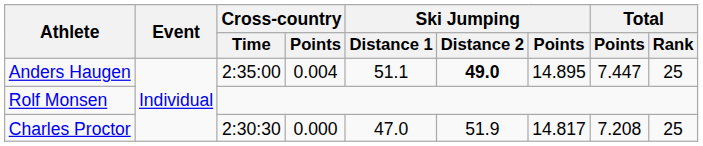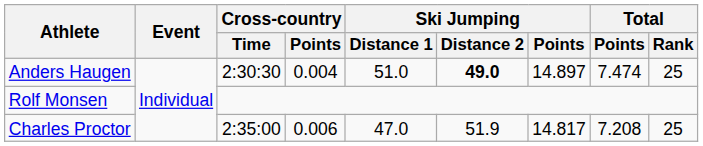(251, 73) 2:35:00 -> (251, 73) 2:30:30
(391, 73) 51.1 -> (391, 73) 51.0
(559, 73) 14.895 -> (559, 73) 14.897
(619, 73) 7.447 -> (619, 73) 7.474
(251, 128) 2:30:30 -> (251, 128) 2:35:00
(315, 128) 0.000 -> (315, 128) 0.006
